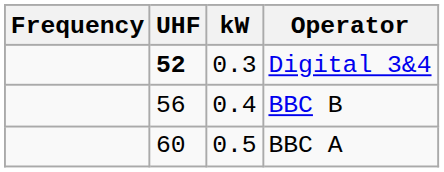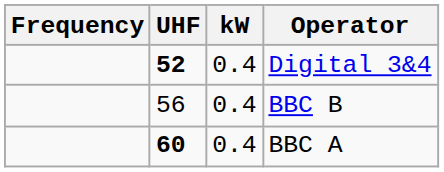(234, 65) 0.3 -> (234, 65) 0.4
(171, 146) normal -> (171, 146) bold
(234, 146) 0.5 -> (234, 146) 0.4
